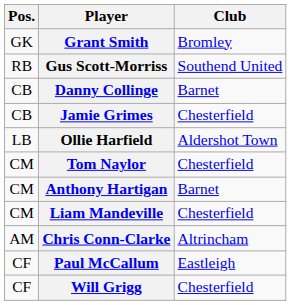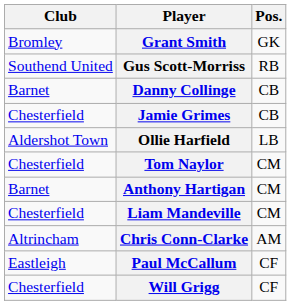columns swapped: (22, 16) <-> (230, 16)
